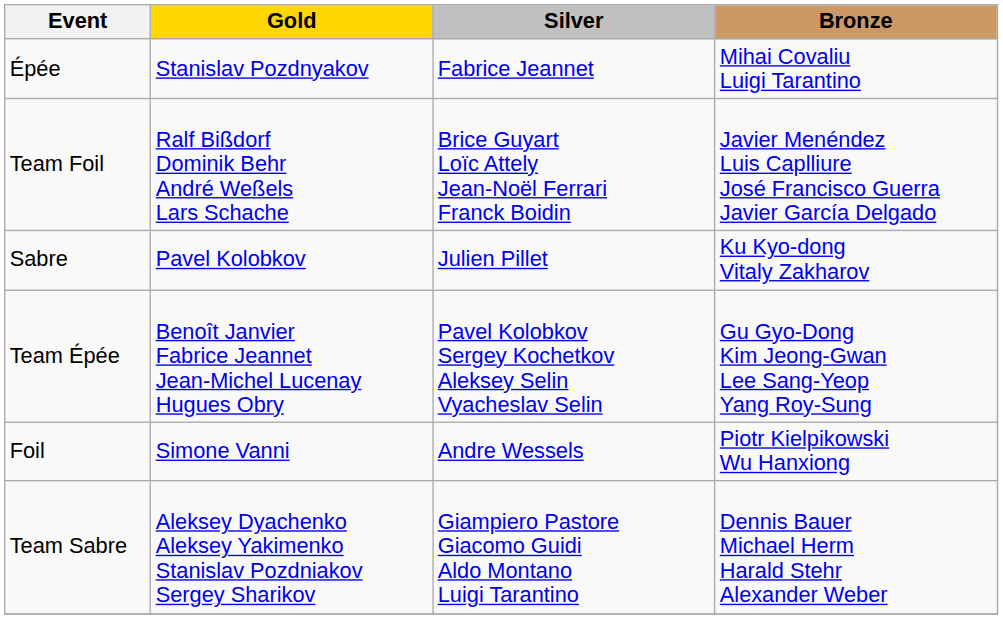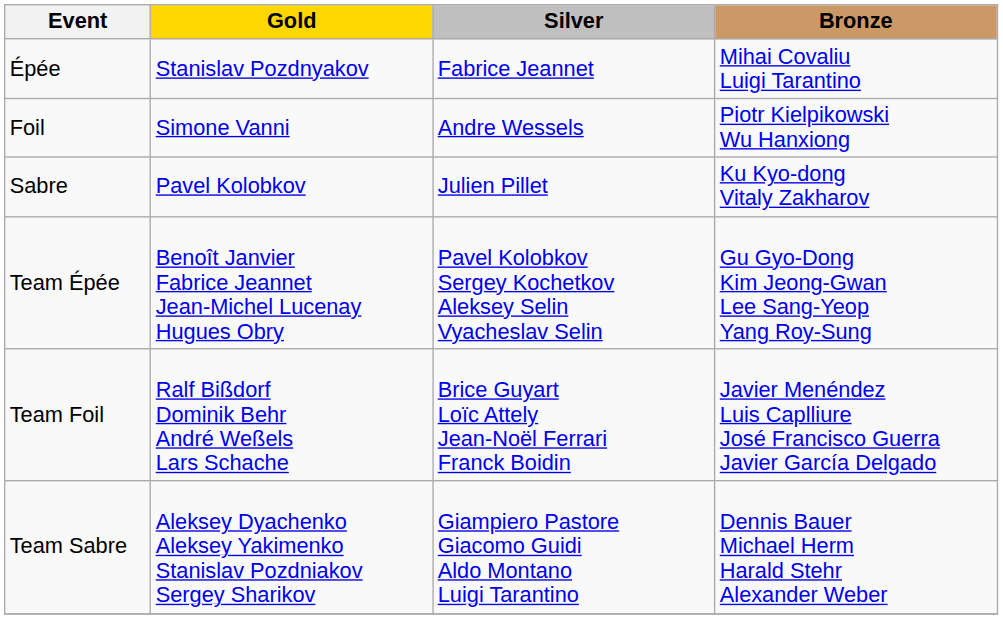rows swapped: (27, 451) <-> (57, 164)
